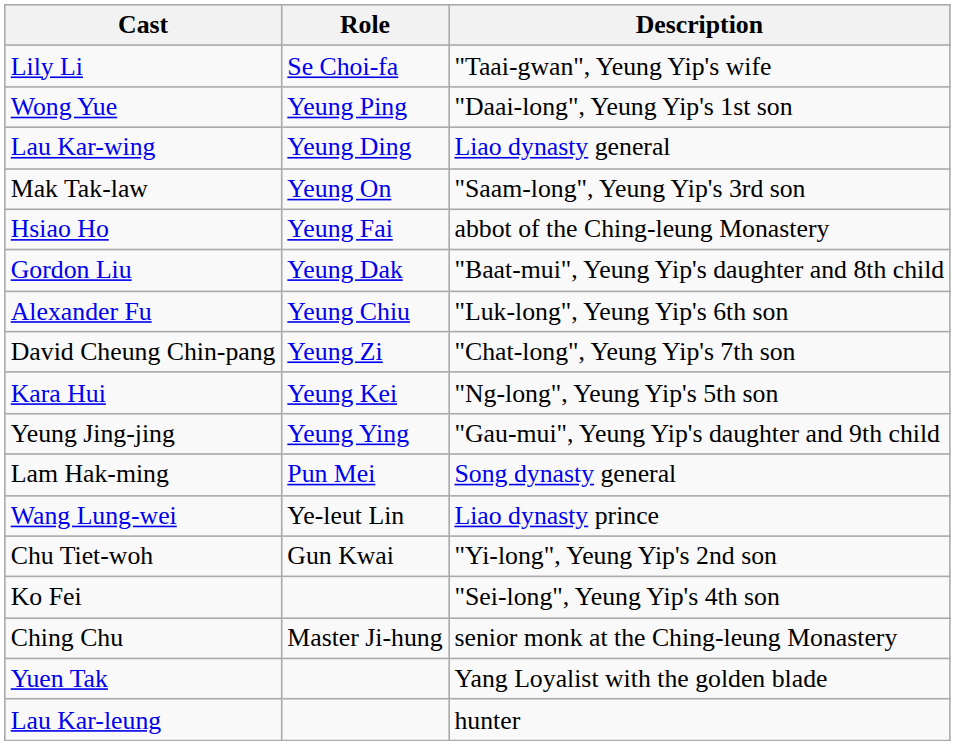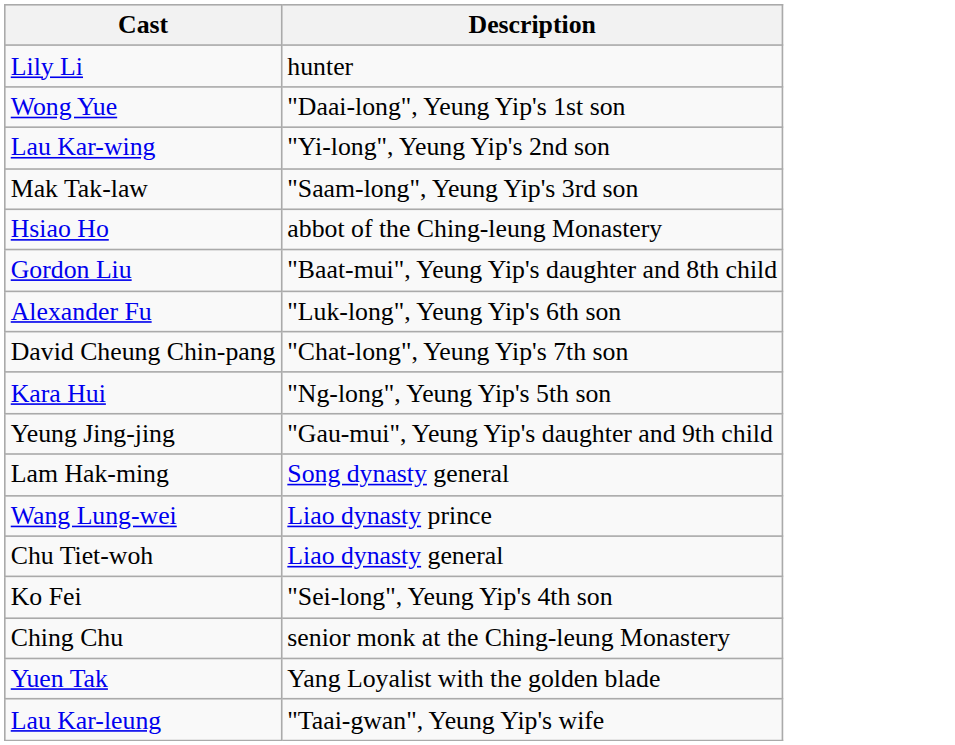- column: (365, 24)
(613, 65) "Taai-gwan", Yeung Yip's wife -> (320, 65) hunter
(562, 147) Liao dynasty general -> (449, 147) "Yi-long", Yeung Yip's 2nd son
(616, 556) "Yi-long", Yeung Yip's 2nd son -> (395, 556) Liao dynasty general
(487, 719) hunter -> (446, 719) "Taai-gwan", Yeung Yip's wife
